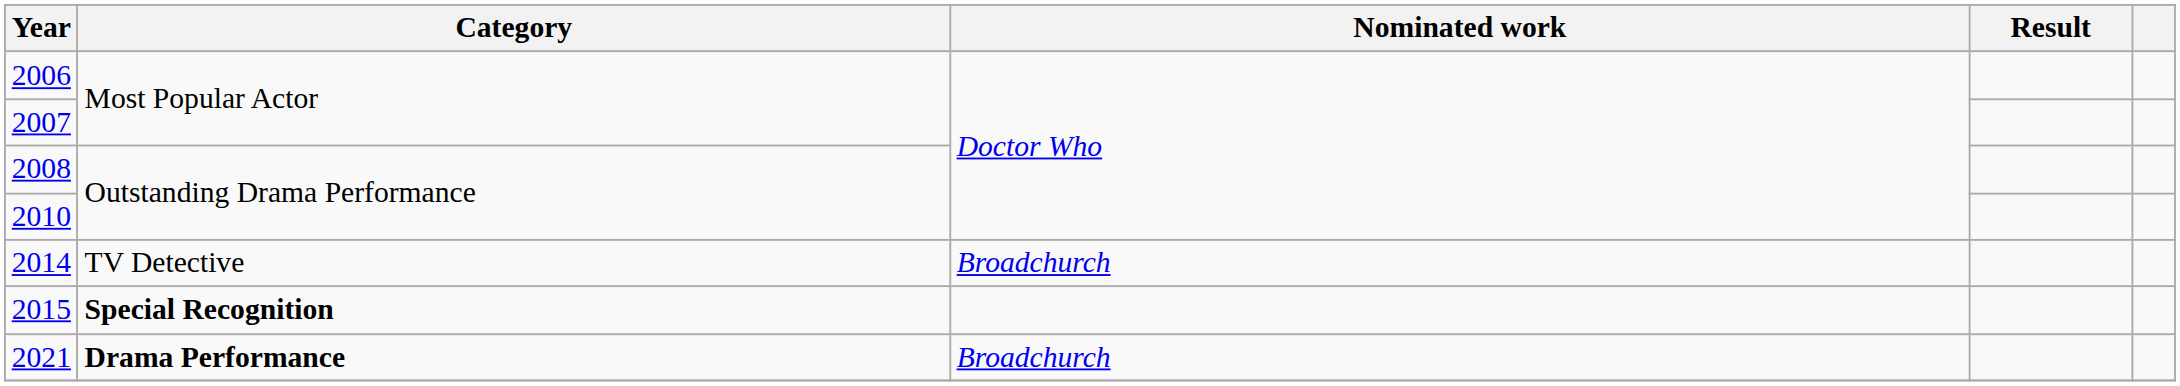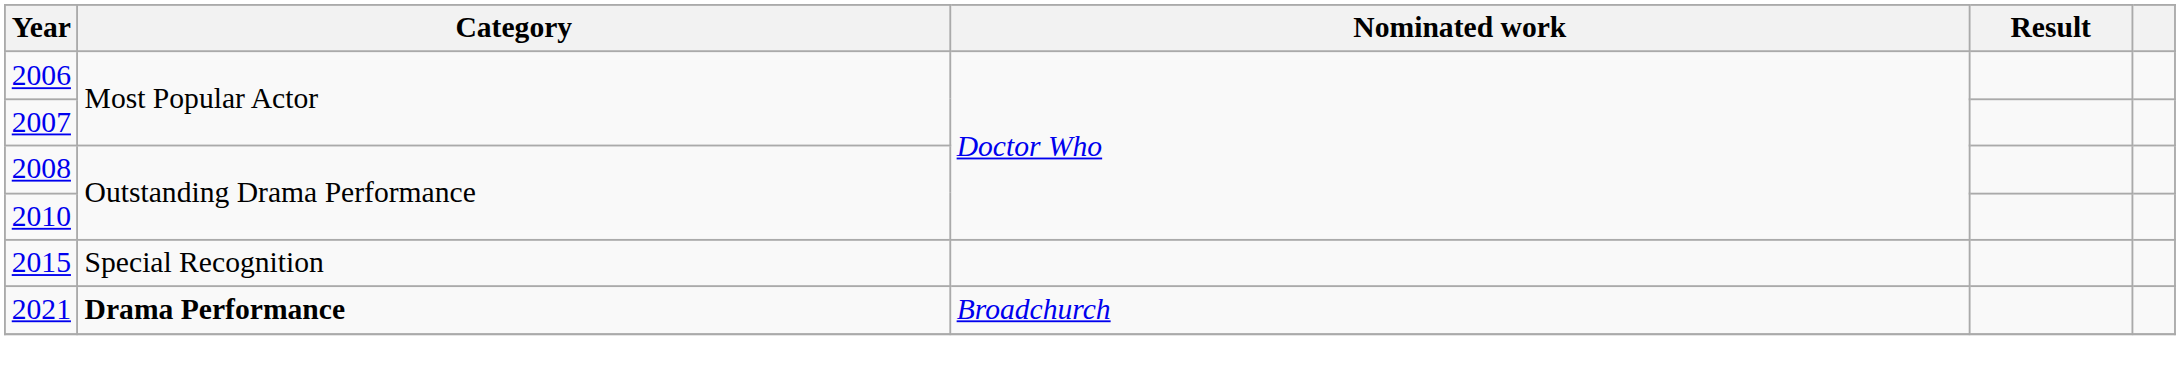- row: (41, 262)
(209, 309) bold -> (204, 262) normal
